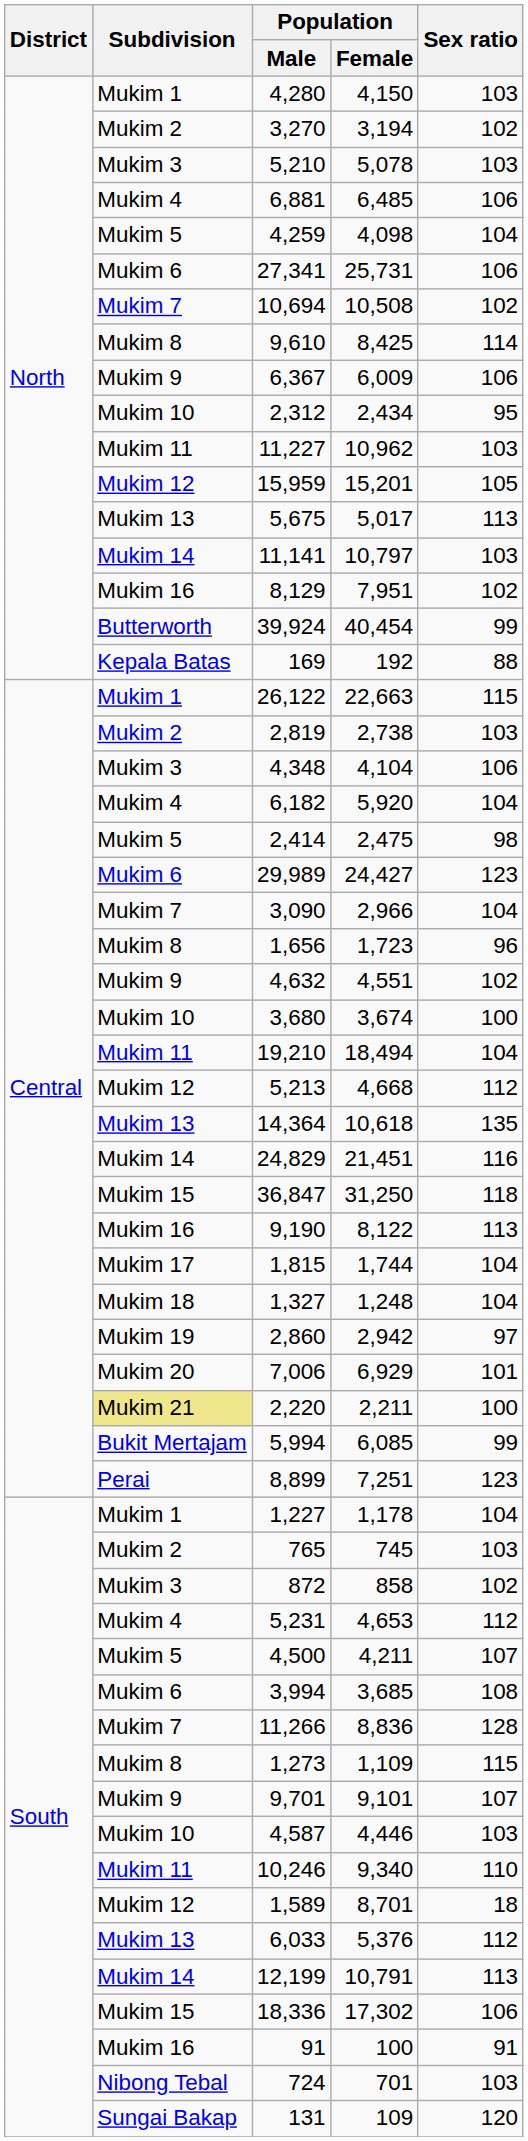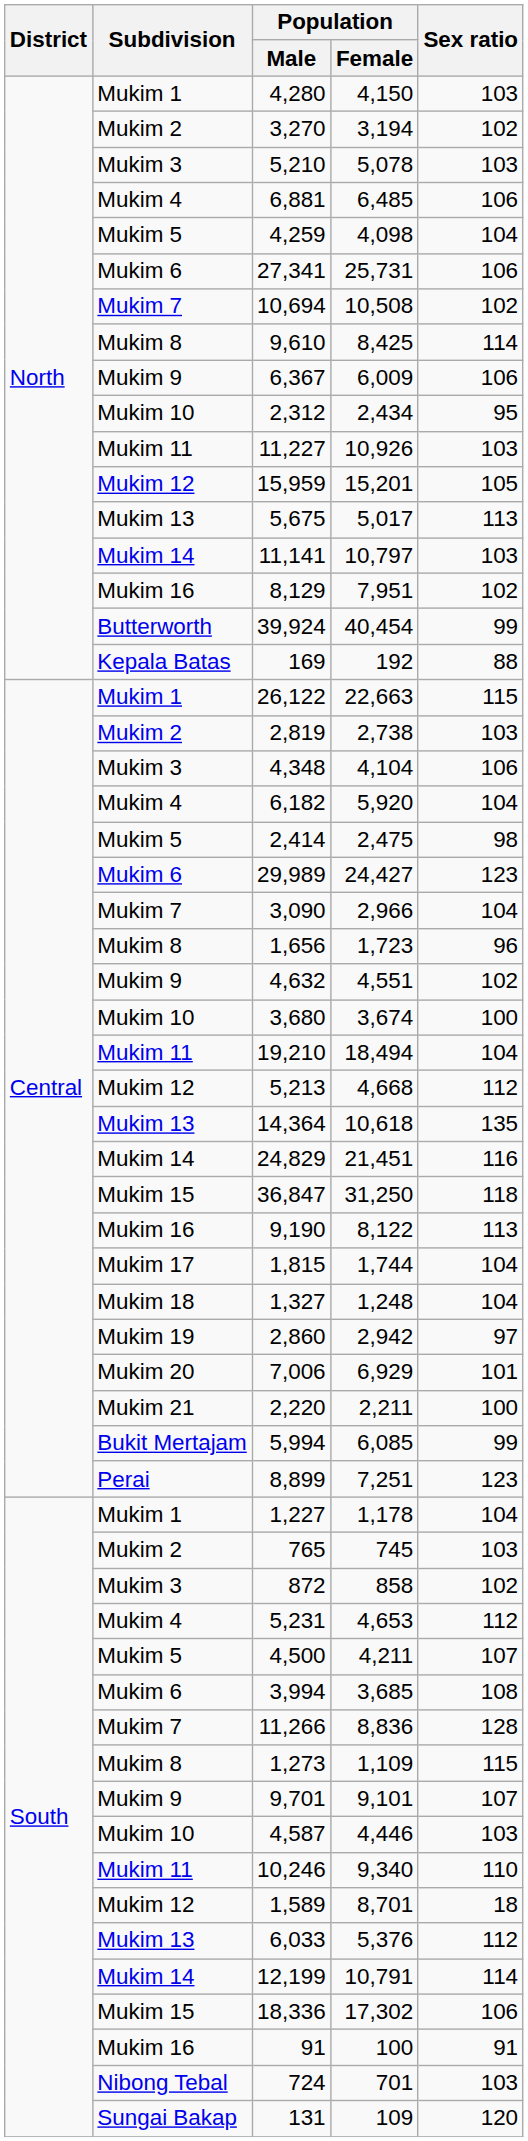(379, 448) 10,962 -> (379, 448) 10,926
(146, 1407) khaki background -> (146, 1407) no background
(500, 1976) 113 -> (500, 1976) 114
